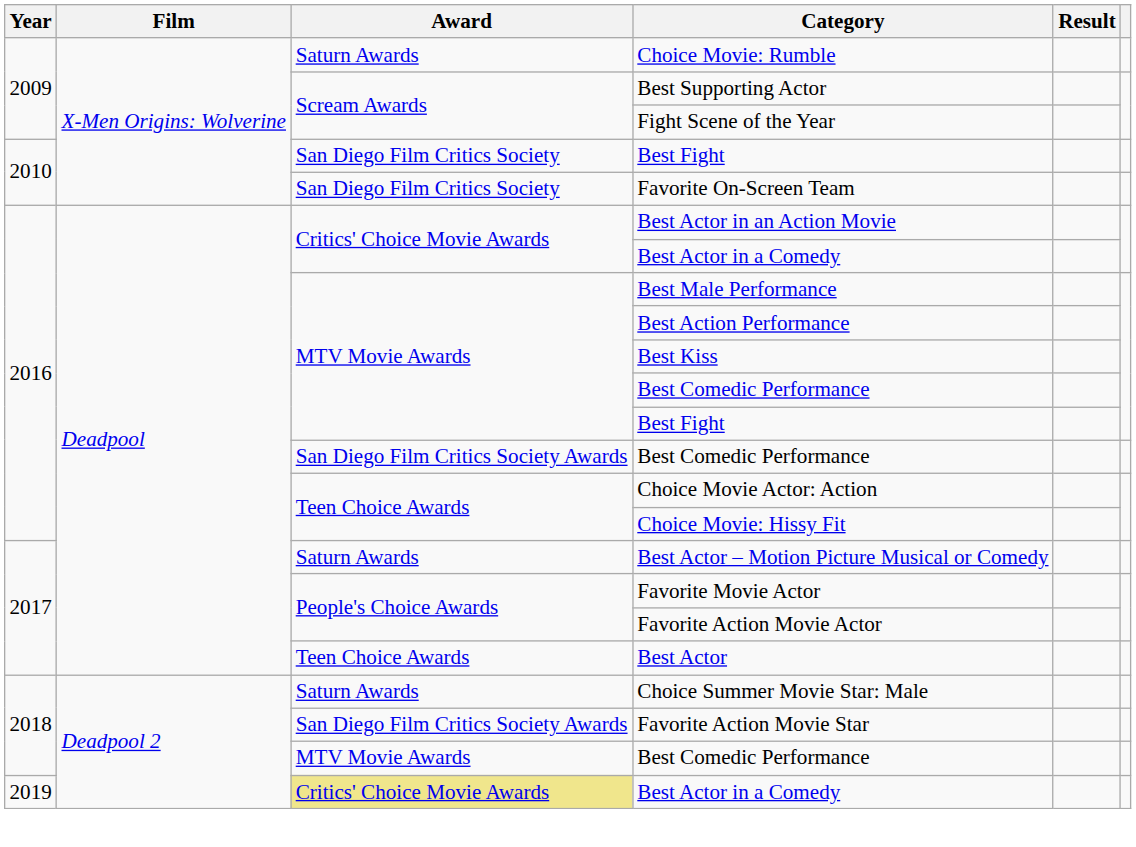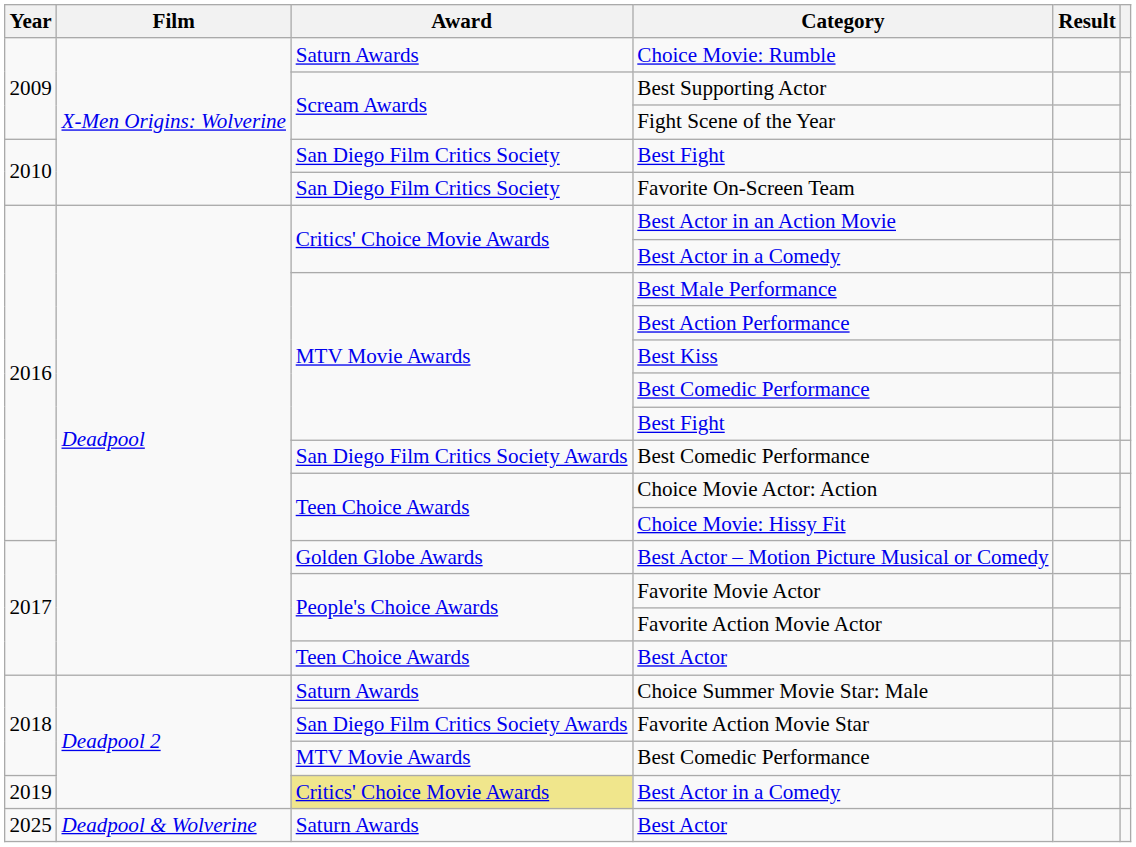(357, 557) Saturn Awards -> (389, 557) Golden Globe Awards
+ row: (31, 825)
